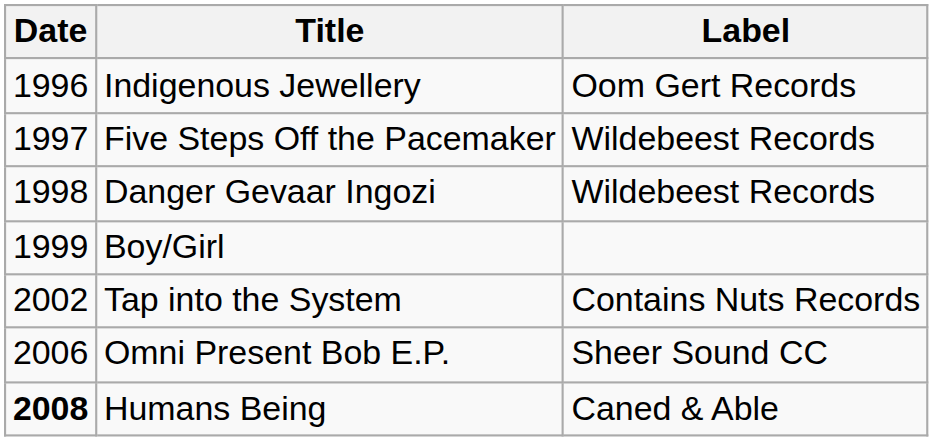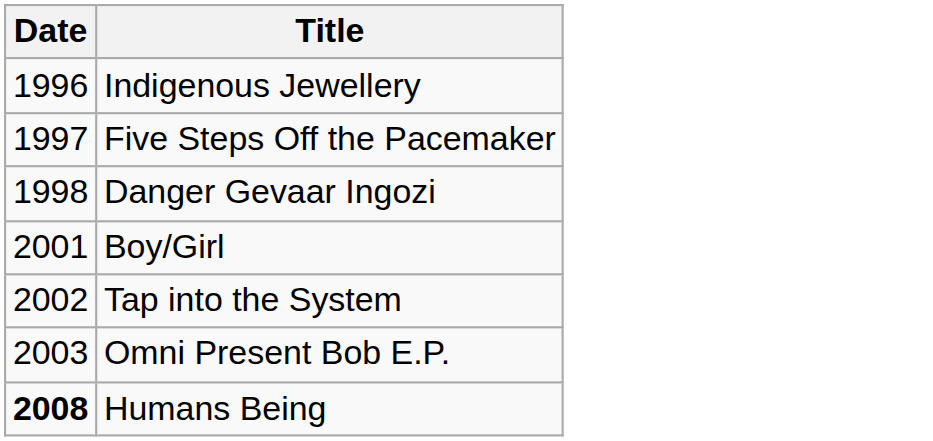- column: (746, 31)
(51, 246) 1999 -> (51, 246) 2001
(51, 354) 2006 -> (51, 354) 2003
